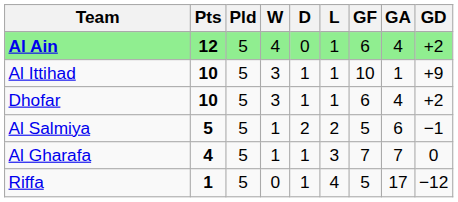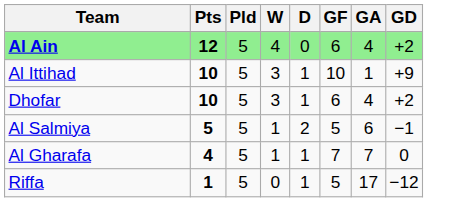- column: (334, 18)
